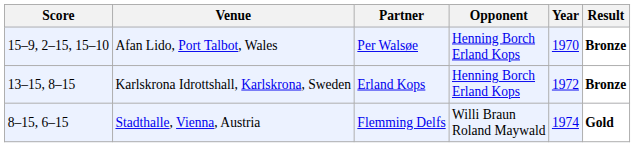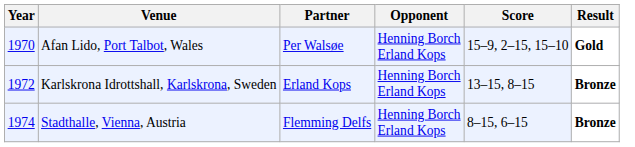columns swapped: (565, 16) <-> (58, 16)
(606, 46) Bronze -> (589, 46) Gold
(499, 122) Willi Braun Roland Maywald -> (419, 122) Henning Borch Erland Kops
(600, 122) Gold -> (595, 122) Bronze
